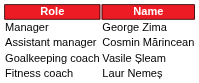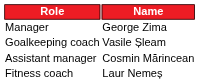rows swapped: (51, 43) <-> (52, 58)
